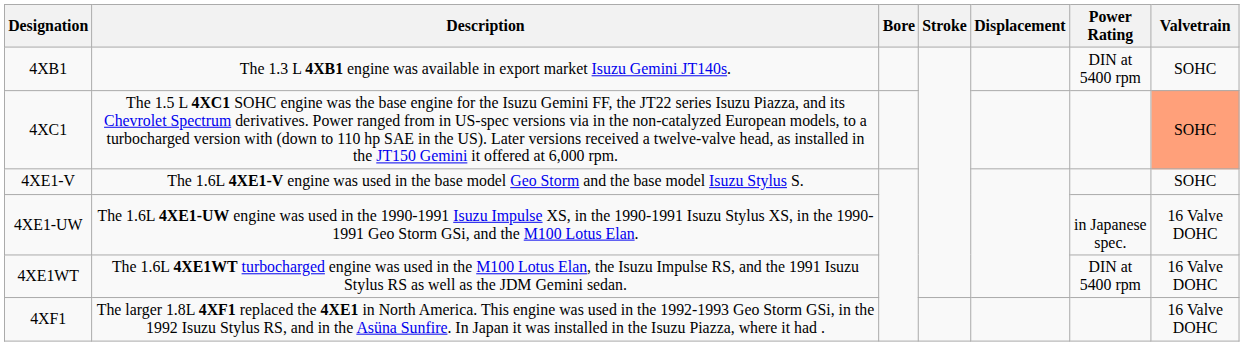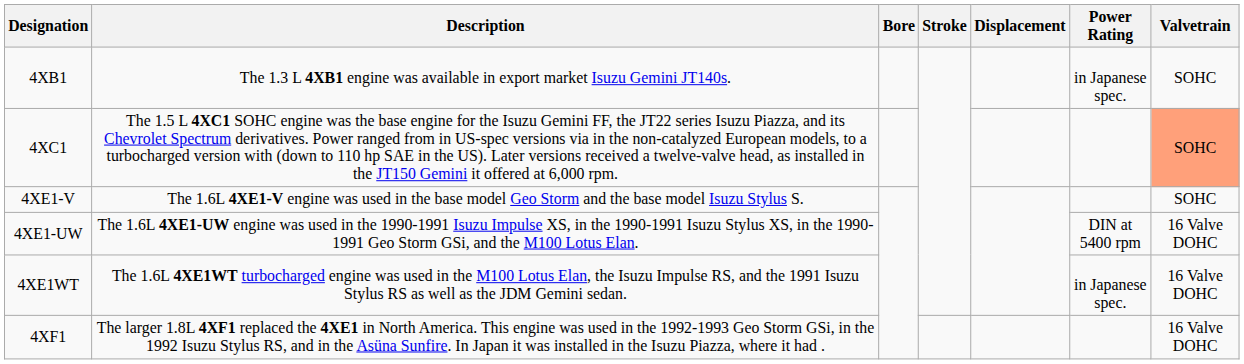(1110, 68) DIN at 5400 rpm -> (1110, 86) in Japanese spec.
(1110, 233) in Japanese spec. -> (1110, 233) DIN at 5400 rpm
(1110, 276) DIN at 5400 rpm -> (1110, 294) in Japanese spec.
